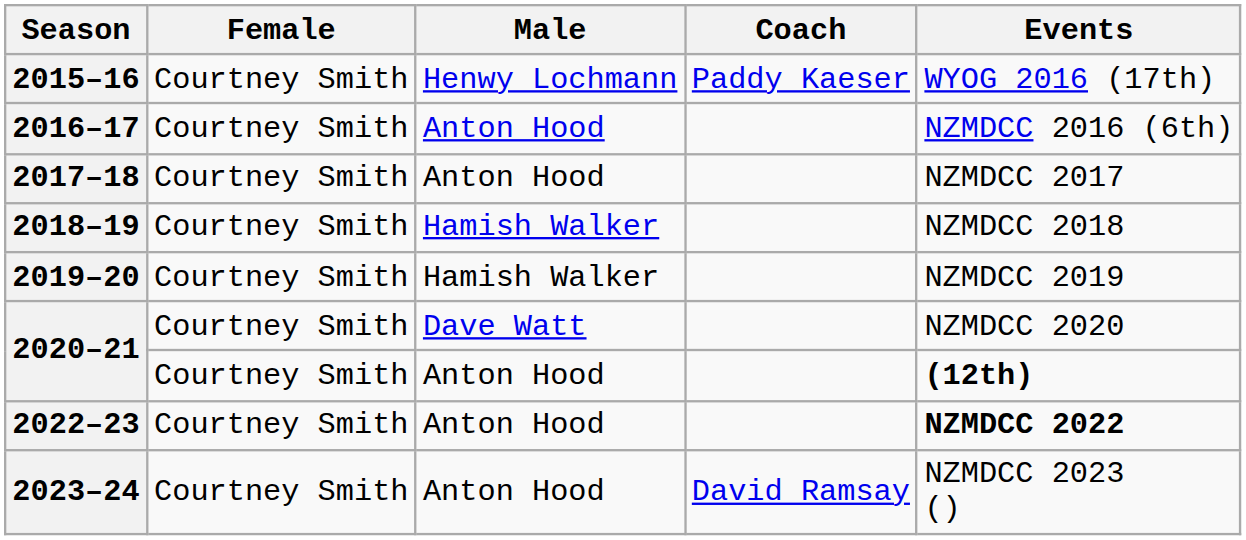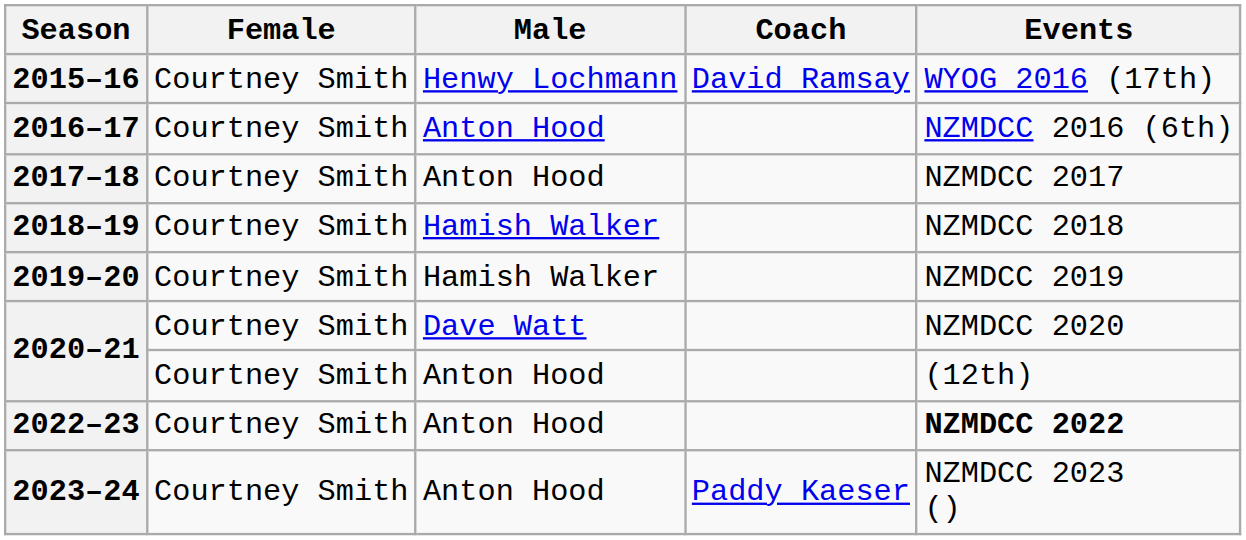(801, 79) Paddy Kaeser -> (801, 79) David Ramsay
(979, 375) bold -> (979, 375) normal
(801, 492) David Ramsay -> (801, 492) Paddy Kaeser
